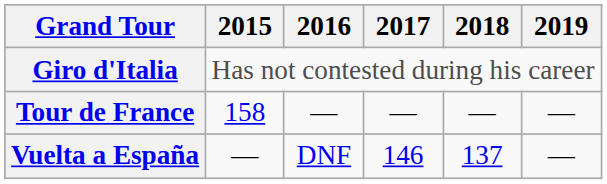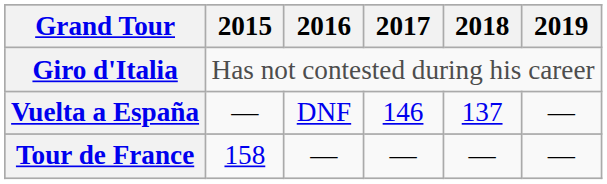rows swapped: (105, 112) <-> (105, 155)
